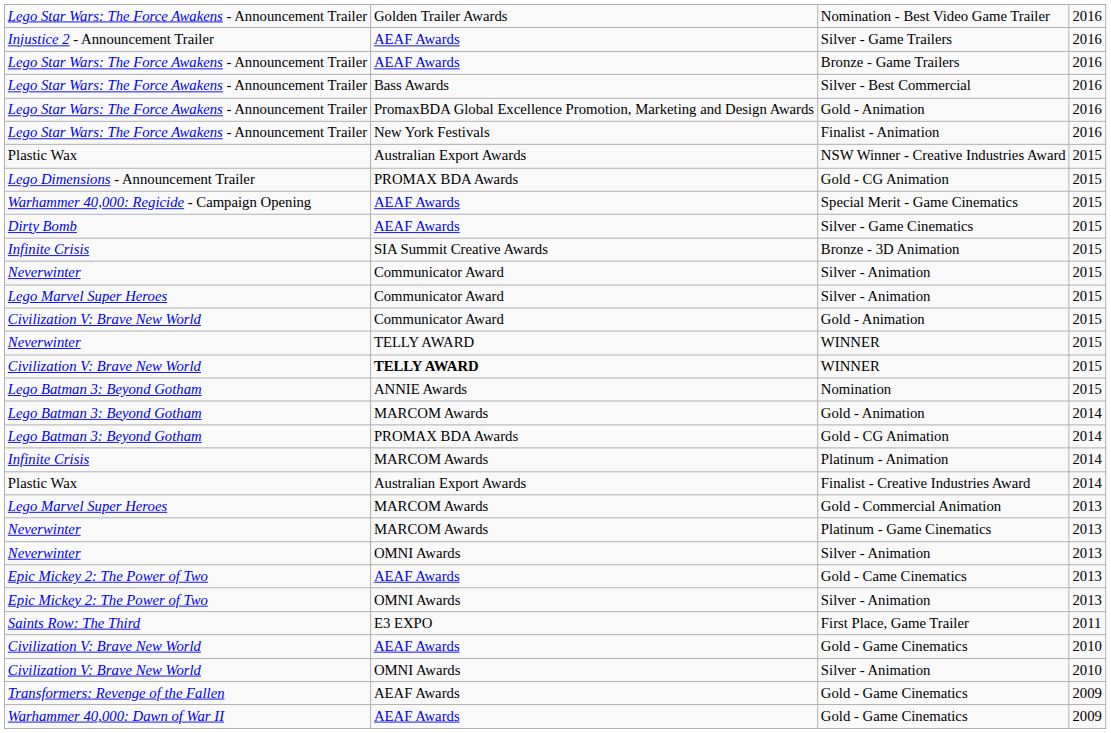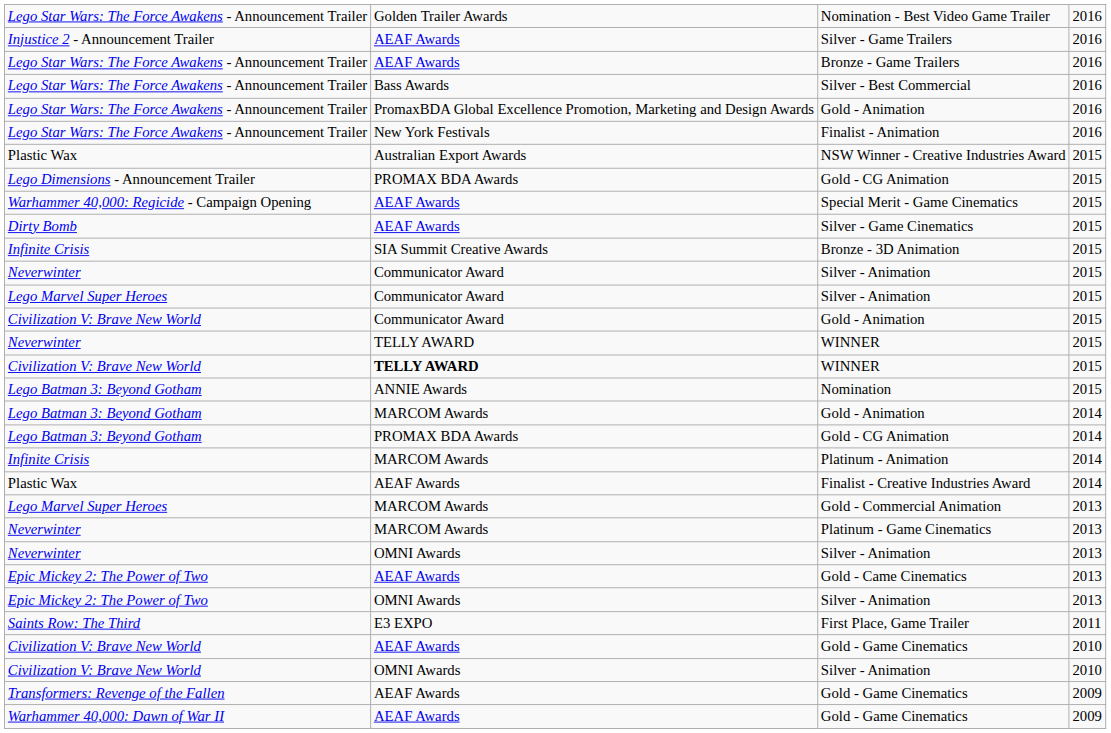(450, 483) Australian Export Awards -> (417, 483) AEAF Awards
